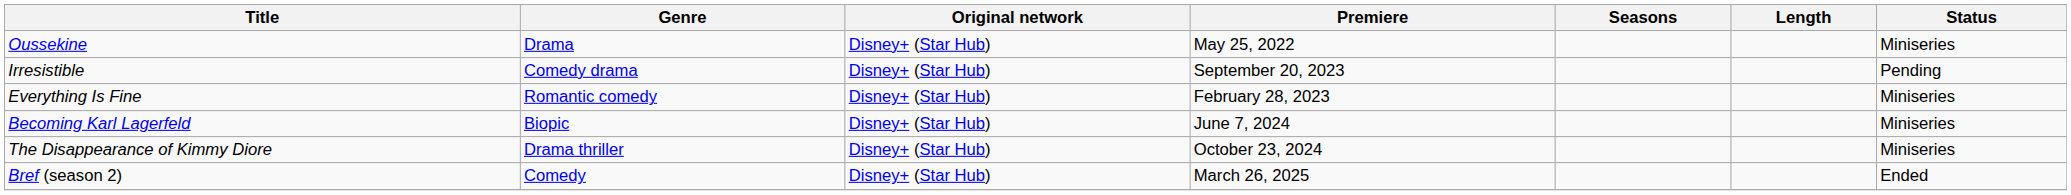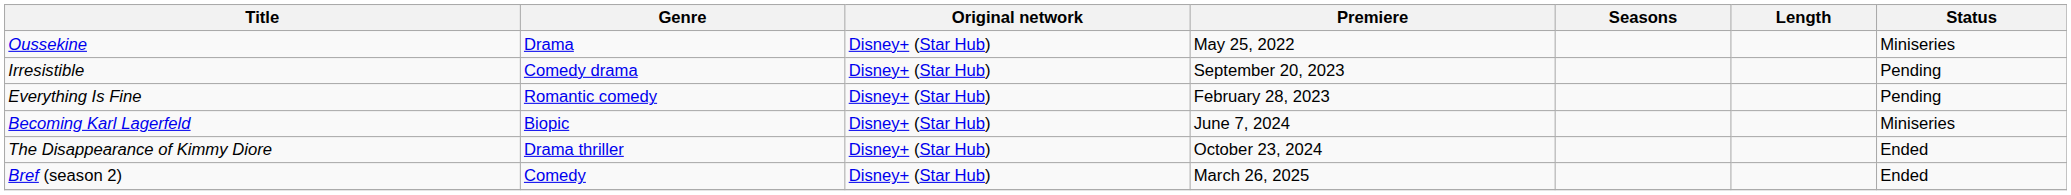(1918, 96) Miniseries -> (1911, 96) Pending
(1918, 149) Miniseries -> (1904, 149) Ended
